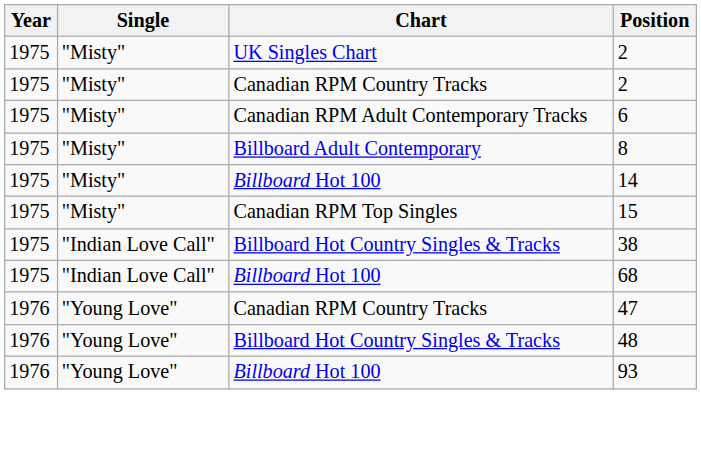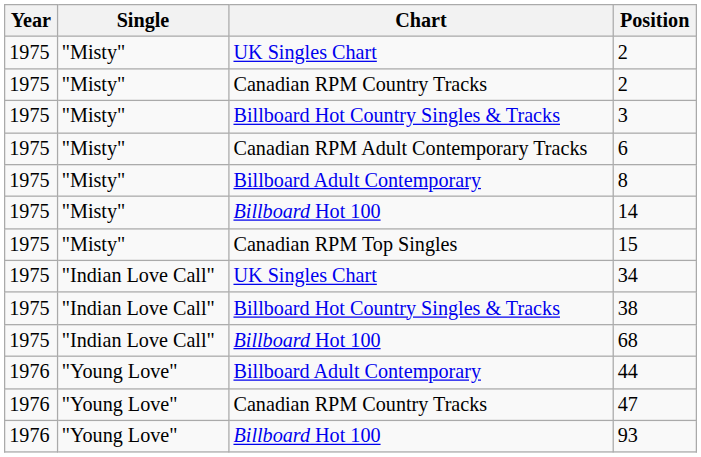+ row: (397, 116)
+ row: (305, 276)
+ row: (357, 372)
- row: (397, 340)
